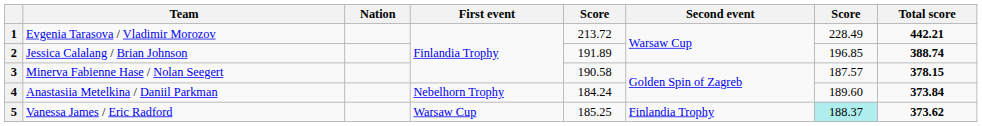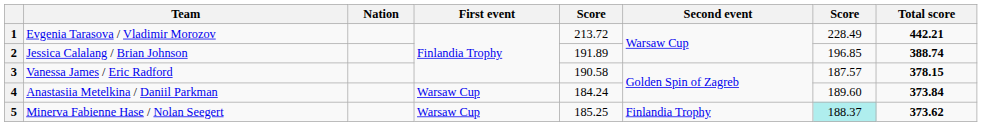(125, 72) Minerva Fabienne Hase / Nolan Seegert -> (99, 72) Vanessa James / Eric Radford
(459, 92) Nebelhorn Trophy -> (449, 92) Warsaw Cup
(99, 111) Vanessa James / Eric Radford -> (125, 111) Minerva Fabienne Hase / Nolan Seegert
